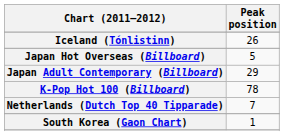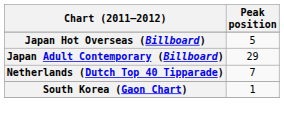- row: (115, 40)
- row: (115, 89)
